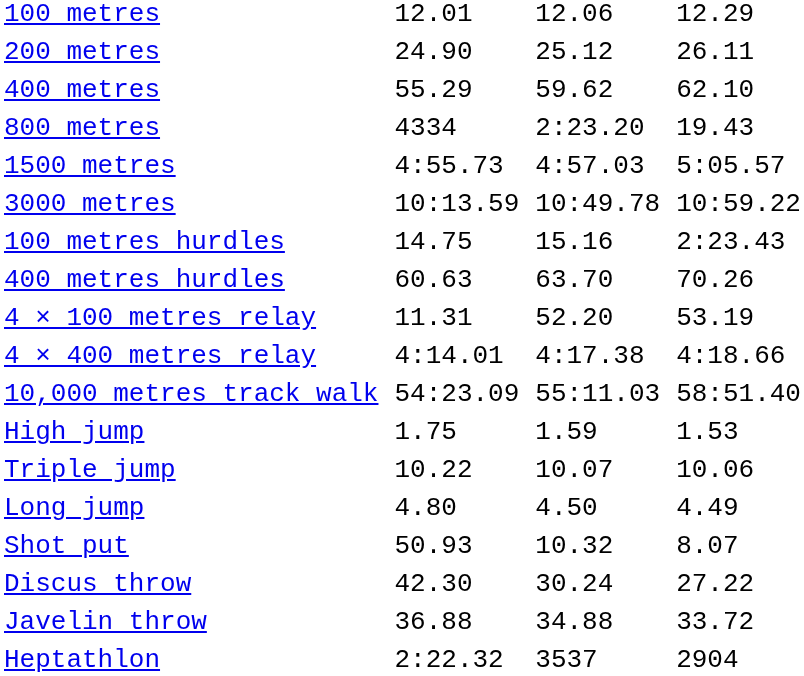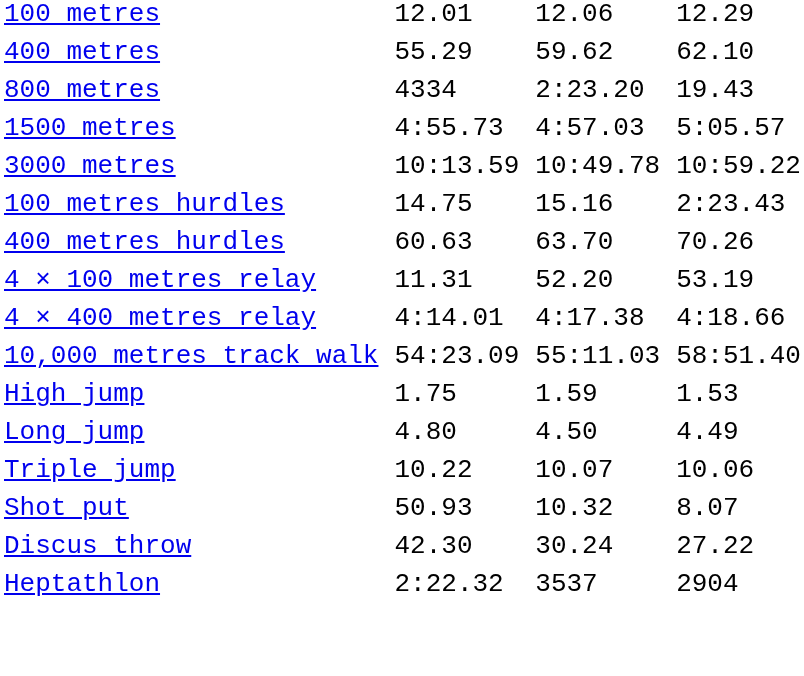- row: (82, 52)
rows swapped: (74, 508) <-> (90, 470)
- row: (105, 622)
